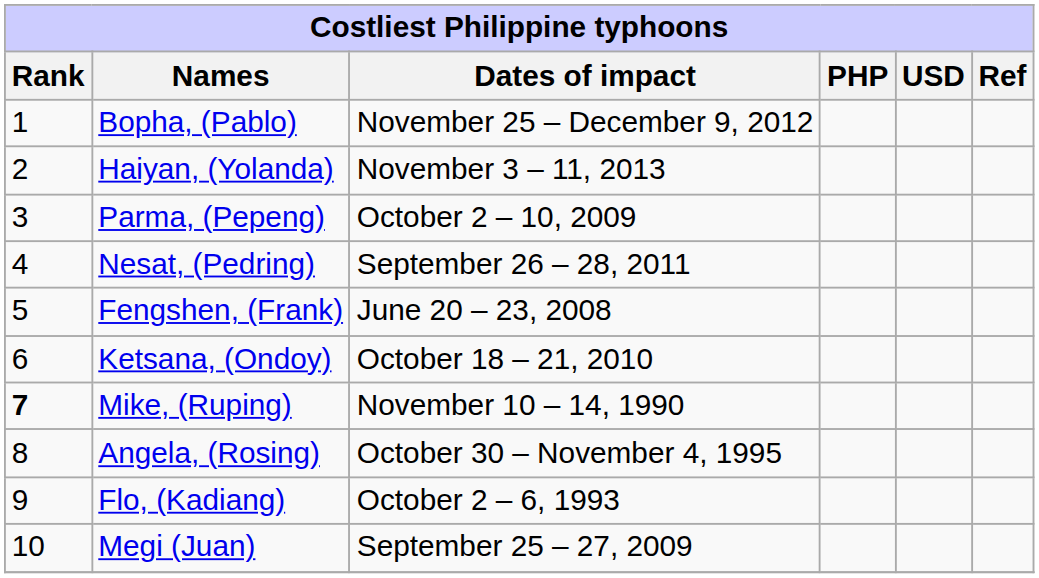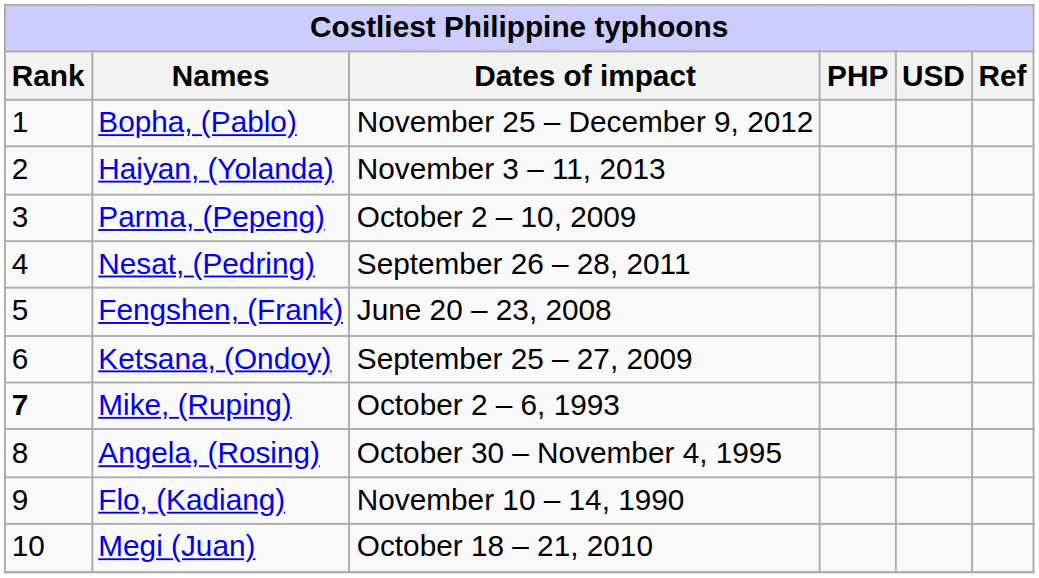(505, 358) October 18 – 21, 2010 -> (525, 358) September 25 – 27, 2009
(521, 405) November 10 – 14, 1990 -> (488, 405) October 2 – 6, 1993
(488, 500) October 2 – 6, 1993 -> (521, 500) November 10 – 14, 1990
(525, 547) September 25 – 27, 2009 -> (505, 547) October 18 – 21, 2010
